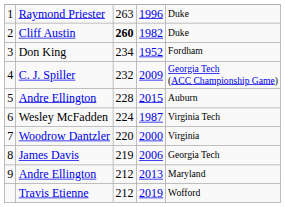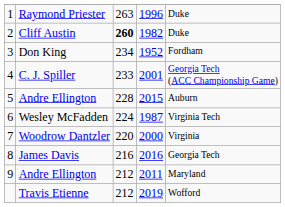(125, 75) 232 -> (125, 75) 233
(151, 75) 2009 -> (151, 75) 2001
(125, 155) 219 -> (125, 155) 216
(151, 155) 2006 -> (151, 155) 2016
(151, 174) 2013 -> (151, 174) 2011
